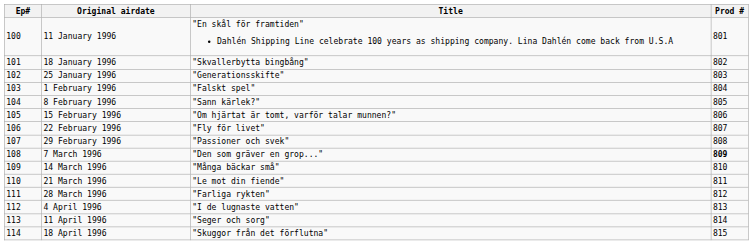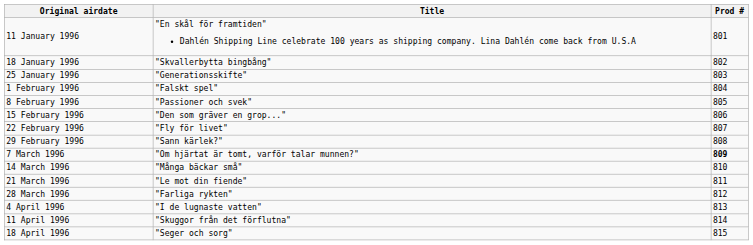- column: (23, 11)
(226, 102) "Sann kärlek?" -> (204, 102) "Passioner och svek"
(294, 115) "Om hjärtat är tomt, varför talar munnen?" -> (221, 115) "Den som gräver en grop..."
(241, 141) "Passioner och svek" -> (189, 141) "Sann kärlek?"
(258, 155) "Den som gräver en grop..." -> (257, 155) "Om hjärtat är tomt, varför talar munnen?"
(231, 220) "Seger och sorg" -> (223, 220) "Skuggor från det förflutna"
(260, 233) "Skuggor från det förflutna" -> (194, 233) "Seger och sorg"
